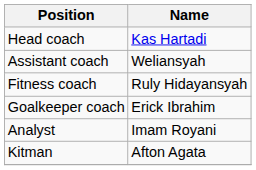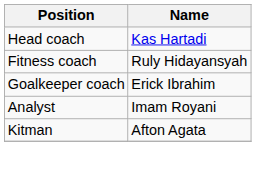- row: (58, 61)
